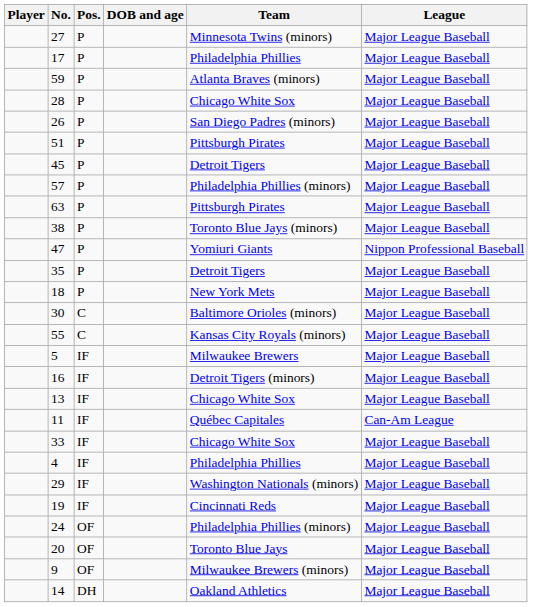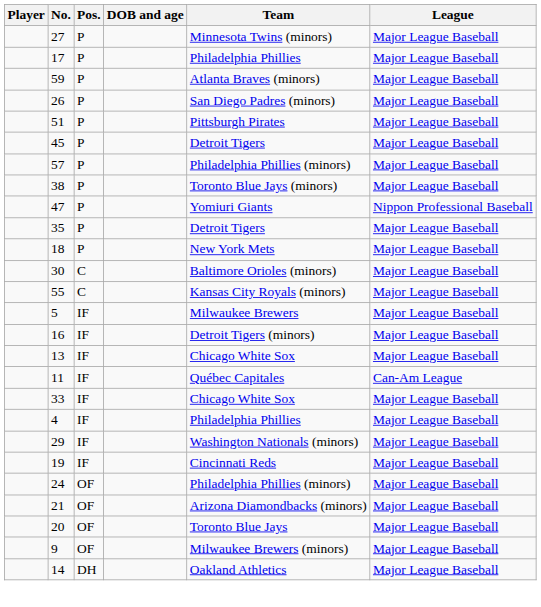- row: (58, 100)
- row: (58, 206)
+ row: (58, 505)
